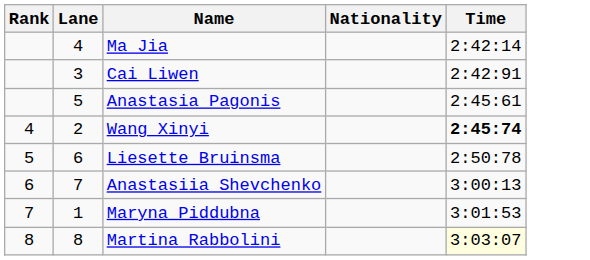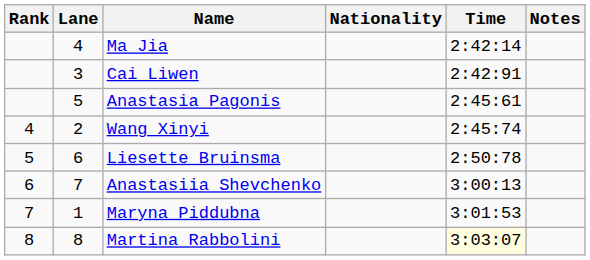+ column: (555, 19)
(486, 130) bold -> (486, 130) normal
